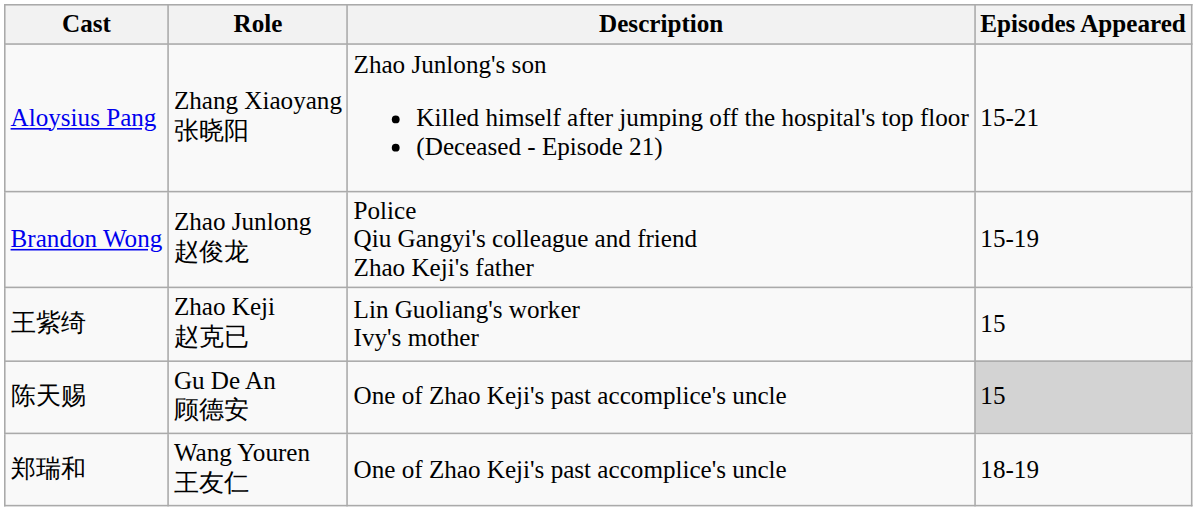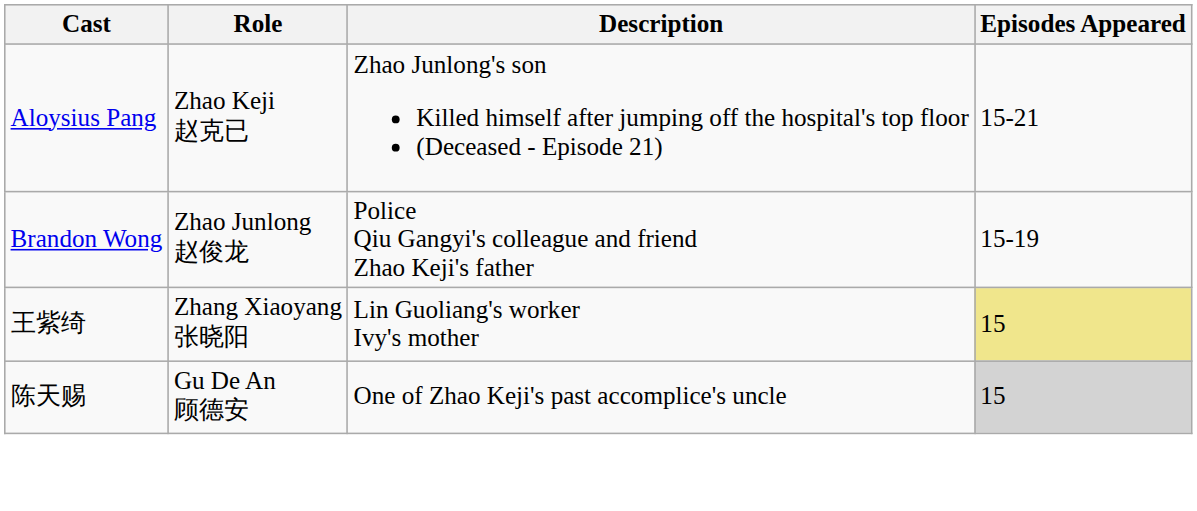(258, 116) Zhang Xiaoyang 张晓阳 -> (224, 116) Zhao Keji 赵克已
(224, 322) Zhao Keji 赵克已 -> (258, 322) Zhang Xiaoyang 张晓阳
(993, 323) no background -> (993, 323) khaki background
- row: (48, 468)
